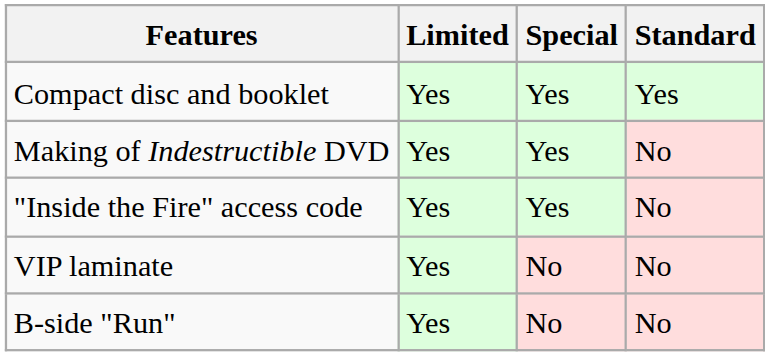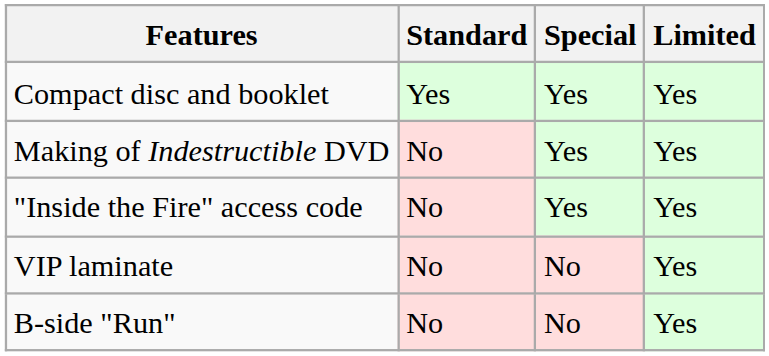columns swapped: (695, 35) <-> (457, 35)
